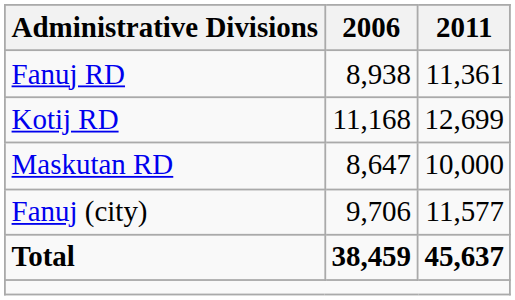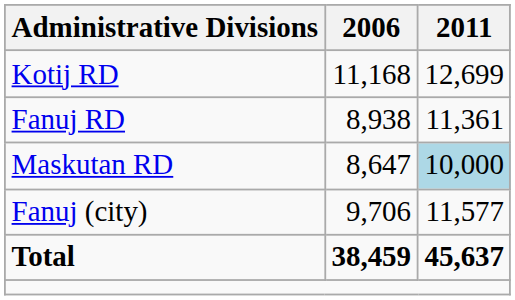rows swapped: (68, 73) <-> (65, 119)
(464, 165) no background -> (464, 165) lightblue background
